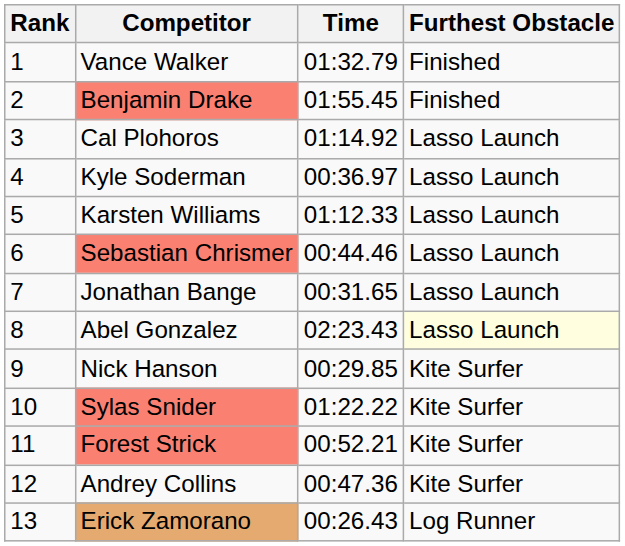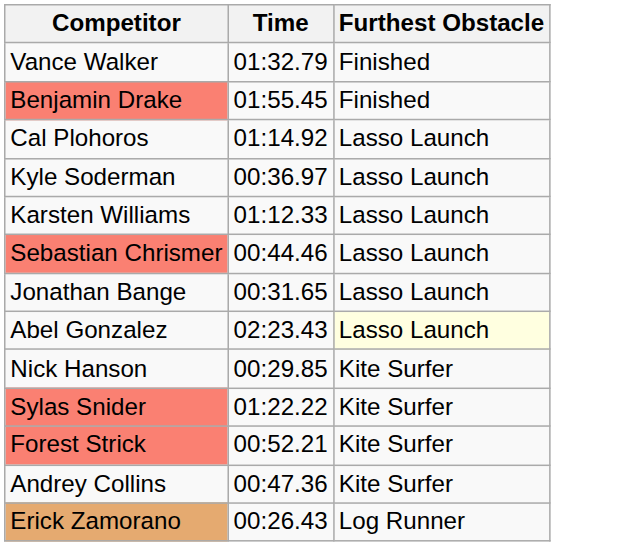- column: (40, 23)
